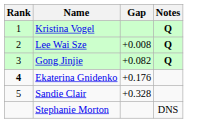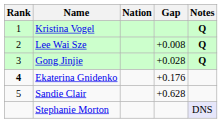+ column: (137, 12)
(137, 61) +0.082 -> (171, 61) +0.028
(137, 93) +0.328 -> (171, 93) +0.628
(168, 110) no background -> (202, 110) lavender background
